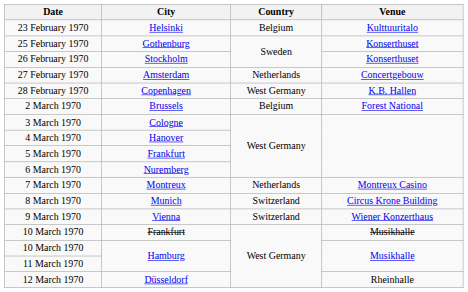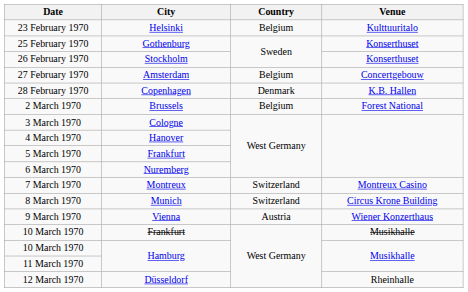(276, 75) Netherlands -> (276, 75) Belgium
(276, 91) West Germany -> (276, 91) Denmark
(276, 185) Netherlands -> (276, 185) Switzerland
(276, 216) Switzerland -> (276, 216) Austria
